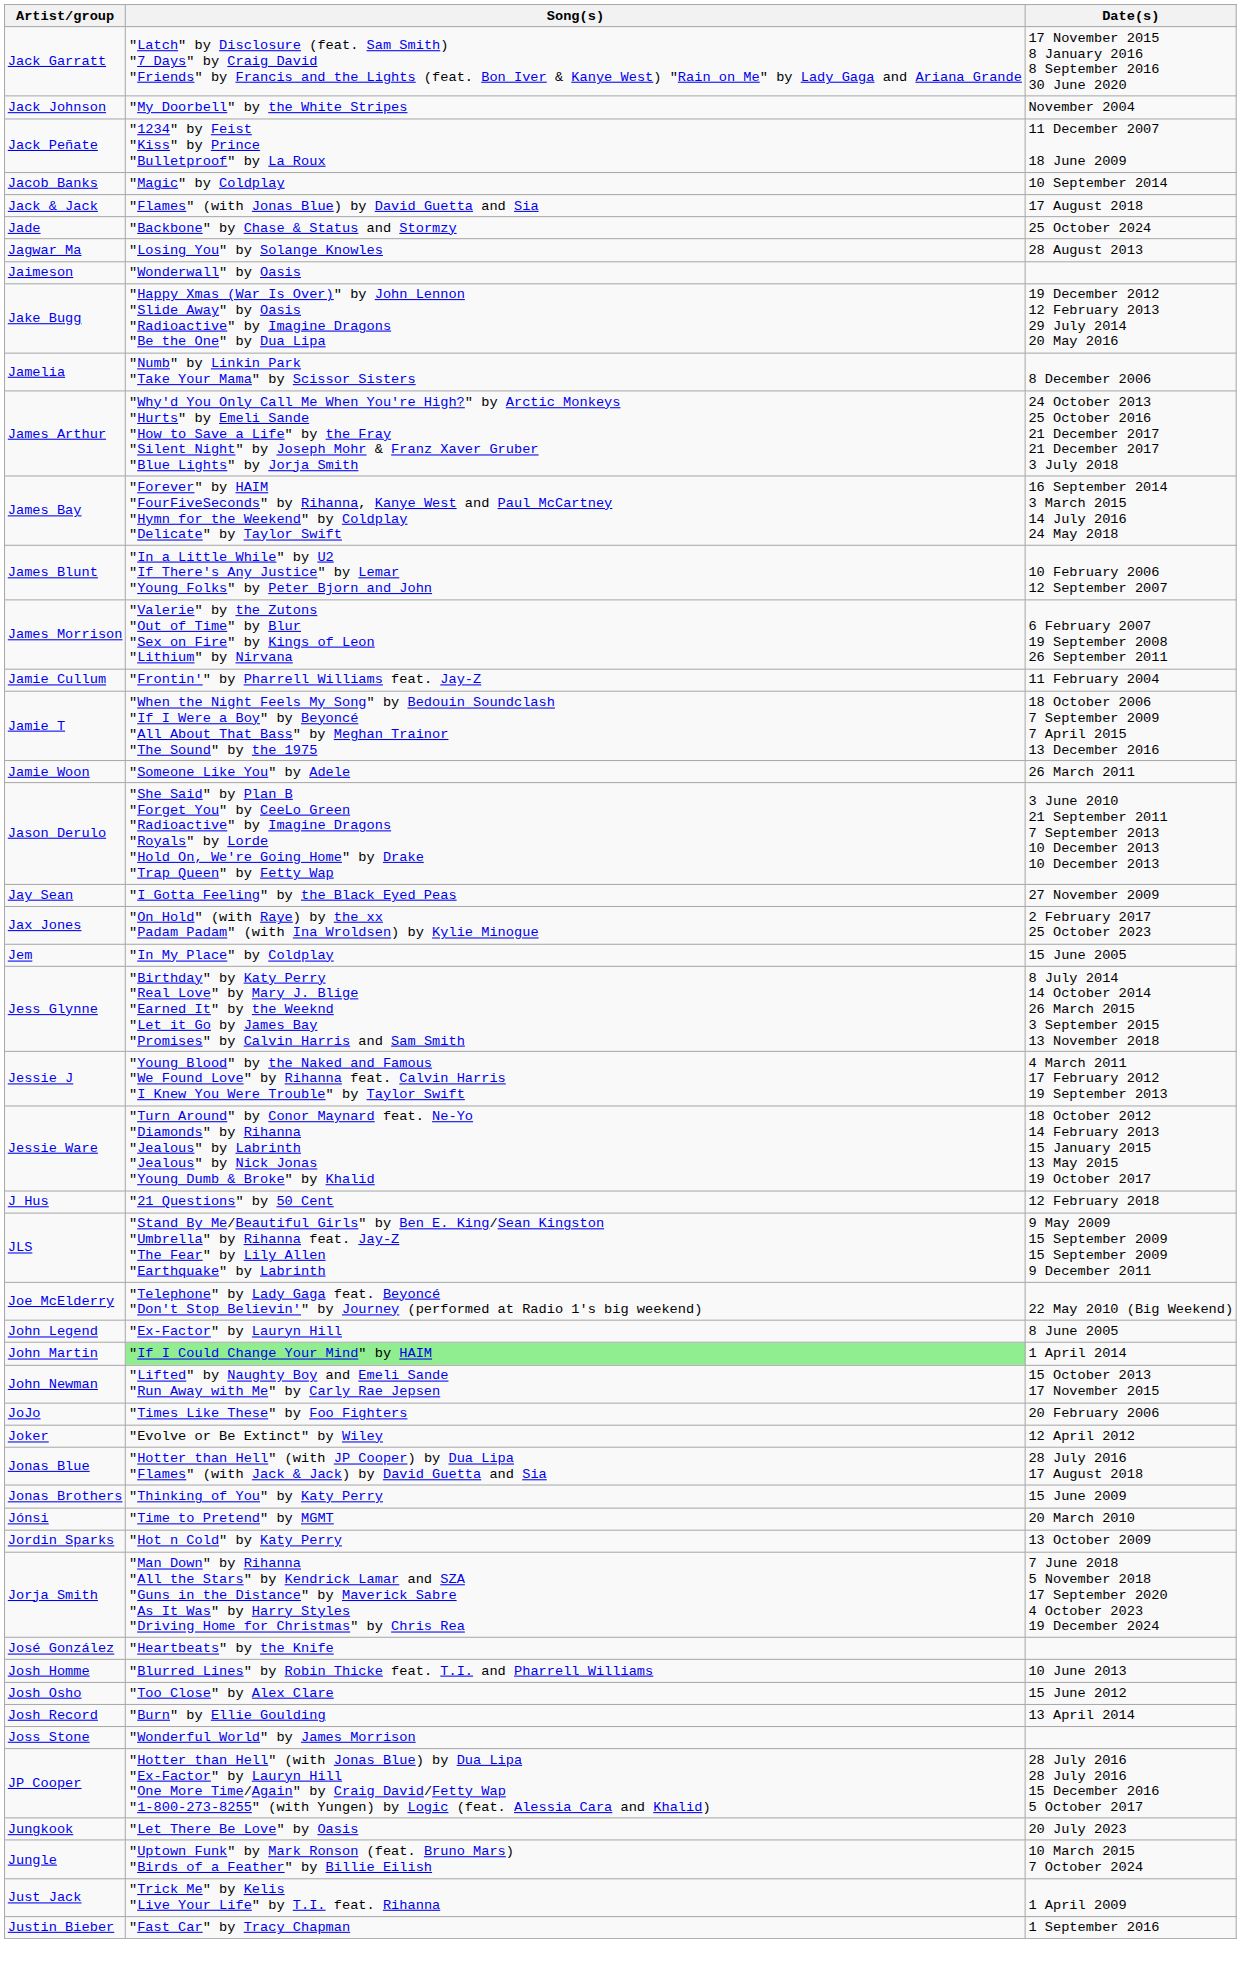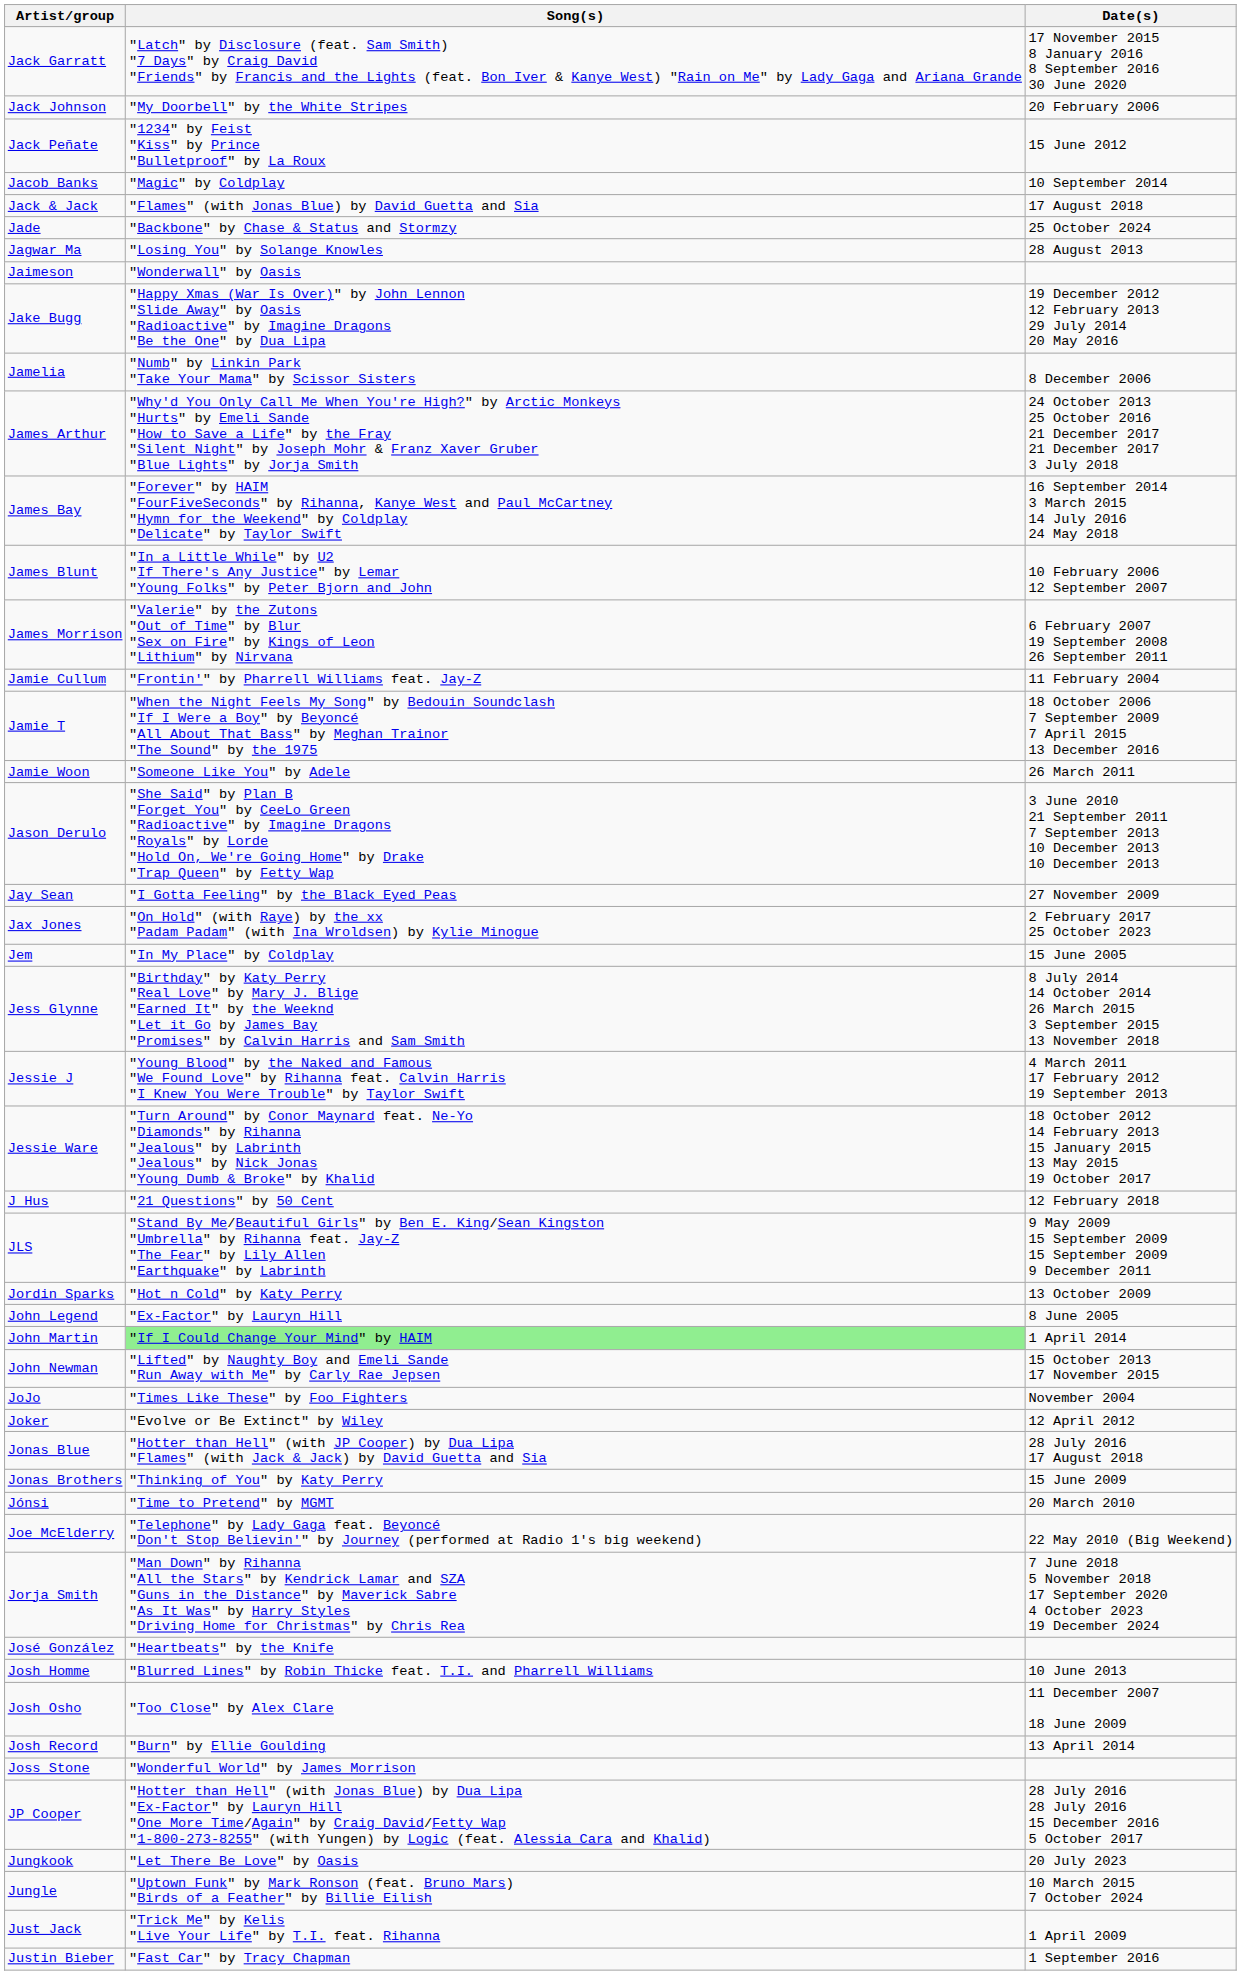(1082, 107) November 2004 -> (1094, 107) 20 February 2006
(1094, 145) 11 December 2007 18 June 2009 -> (1078, 145) 15 June 2012
rows swapped: (61, 1301) <-> (61, 1541)
(1094, 1414) 20 February 2006 -> (1082, 1398) November 2004
(1078, 1693) 15 June 2012 -> (1094, 1709) 11 December 2007 18 June 2009
